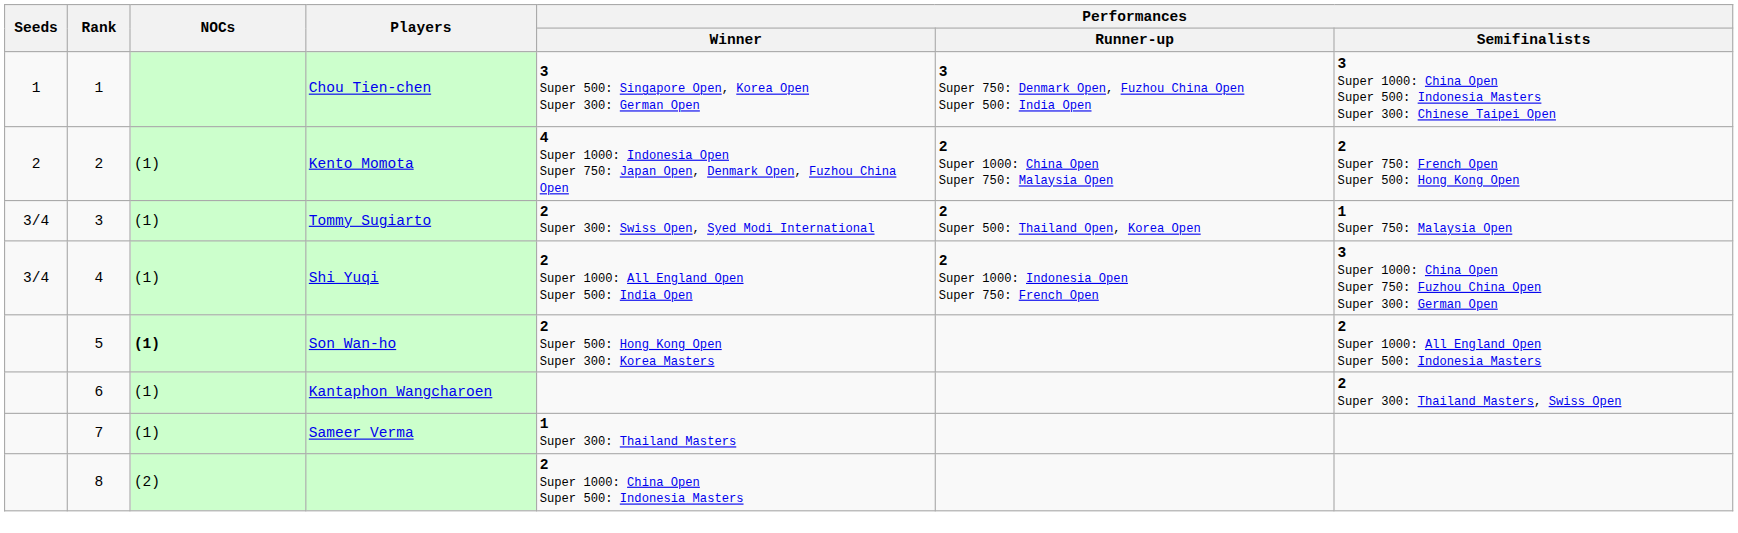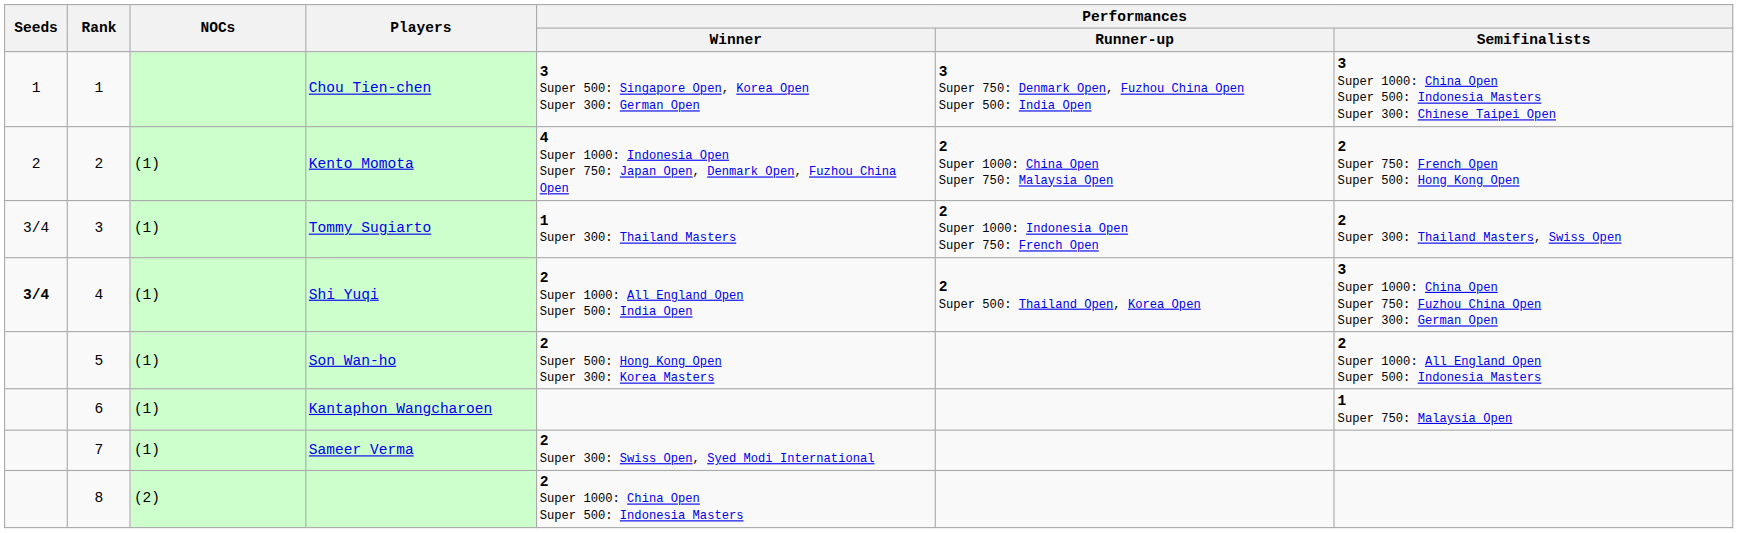(707, 220) 2 Super 300: Swiss Open, Syed Modi International -> (638, 228) 1 Super 300: Thailand Masters
(1070, 220) 2 Super 500: Thailand Open, Korea Open -> (1033, 228) 2 Super 1000: Indonesia Open Super 750: French Open
(1425, 220) 1 Super 750: Malaysia Open -> (1480, 228) 2 Super 300: Thailand Masters, Swiss Open
(36, 278) normal -> (36, 295) bold
(1033, 277) 2 Super 1000: Indonesia Open Super 750: French Open -> (1070, 294) 2 Super 500: Thailand Open, Korea Open
(147, 344) bold -> (147, 360) normal
(1480, 392) 2 Super 300: Thailand Masters, Swiss Open -> (1425, 409) 1 Super 750: Malaysia Open
(638, 433) 1 Super 300: Thailand Masters -> (707, 449) 2 Super 300: Swiss Open, Syed Modi International
